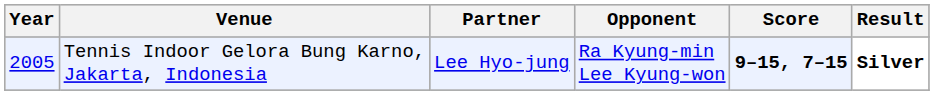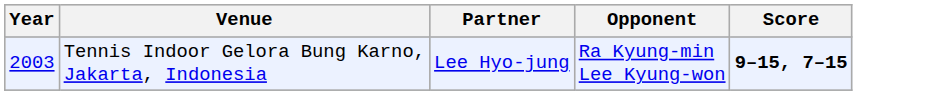- column: (891, 20)
(32, 63) 2005 -> (32, 63) 2003
